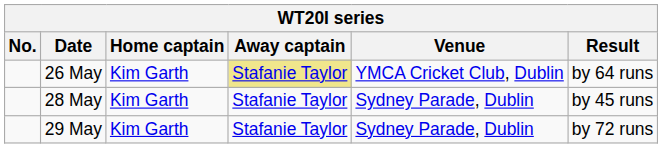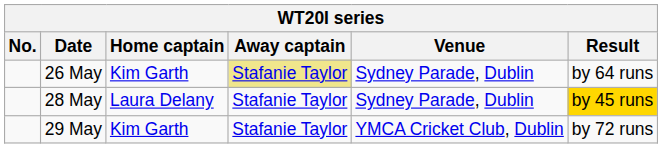(460, 73) YMCA Cricket Club, Dublin -> (445, 73) Sydney Parade, Dublin
(149, 101) Kim Garth -> (162, 101) Laura Delany
(613, 101) no background -> (613, 101) gold background
(445, 128) Sydney Parade, Dublin -> (460, 128) YMCA Cricket Club, Dublin
